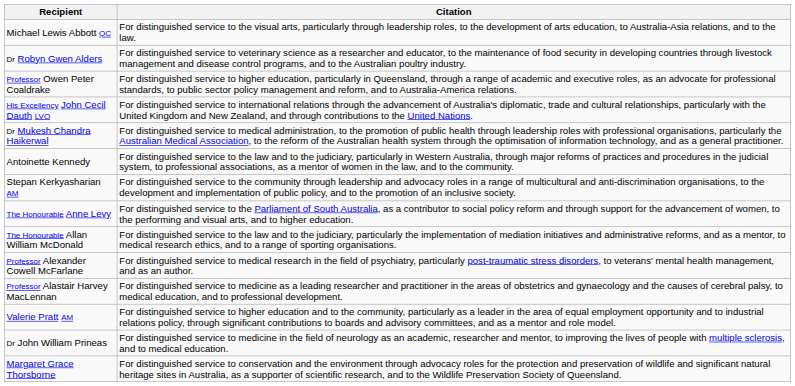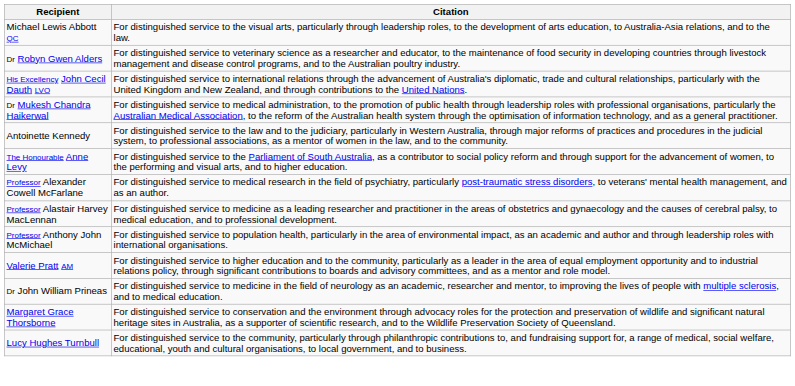- row: (50, 84)
- row: (54, 188)
- row: (47, 240)
+ row: (54, 240)
+ row: (53, 343)
